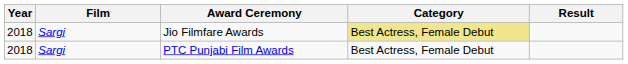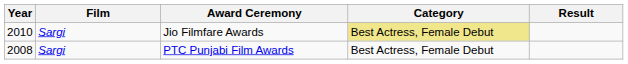(20, 31) 2018 -> (20, 31) 2010
(20, 50) 2018 -> (20, 50) 2008
